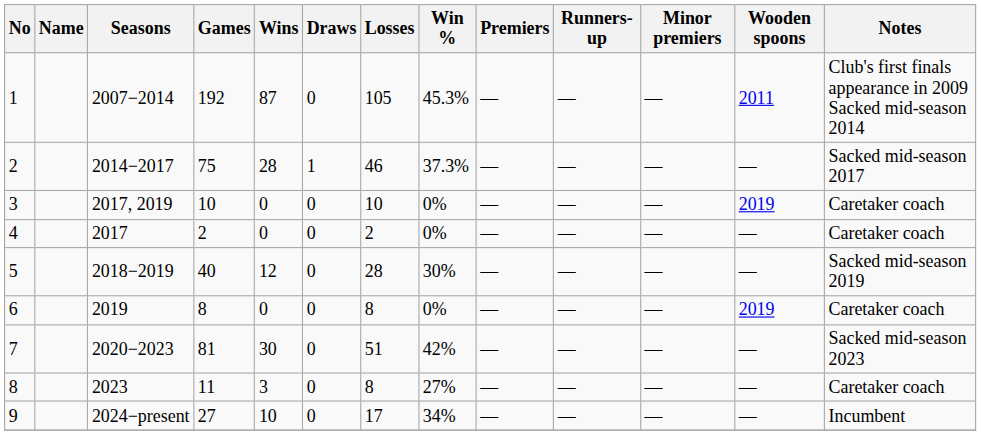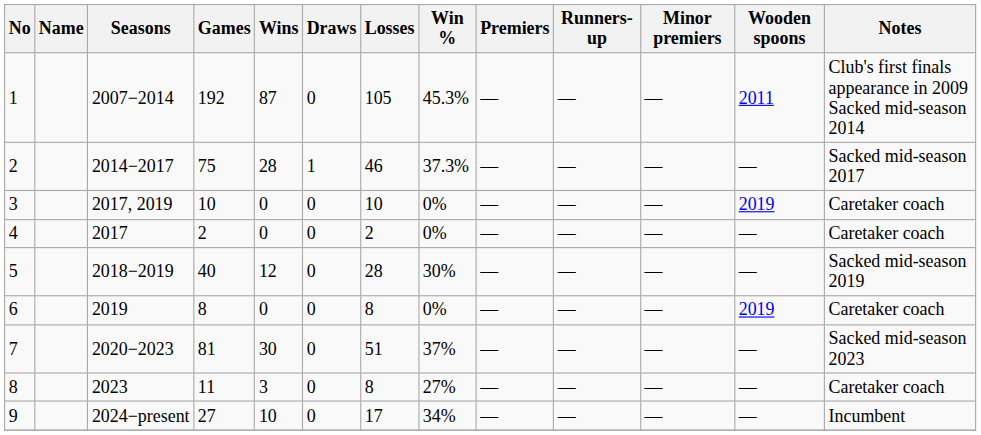(439, 348) 42% -> (439, 348) 37%
